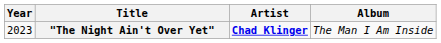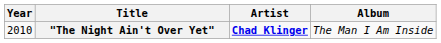(20, 30) 2023 -> (20, 30) 2010
